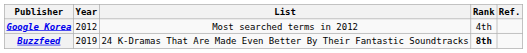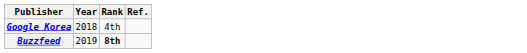- column: (285, 12)
(86, 26) 2012 -> (86, 26) 2018
